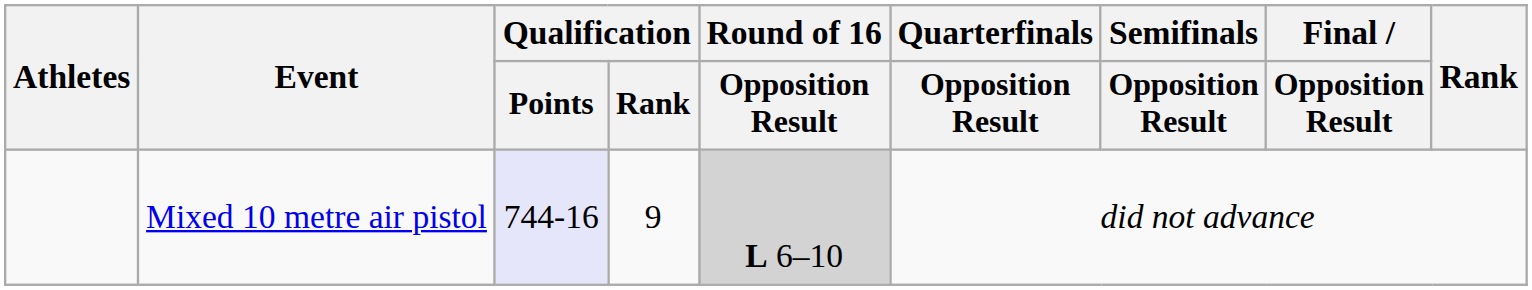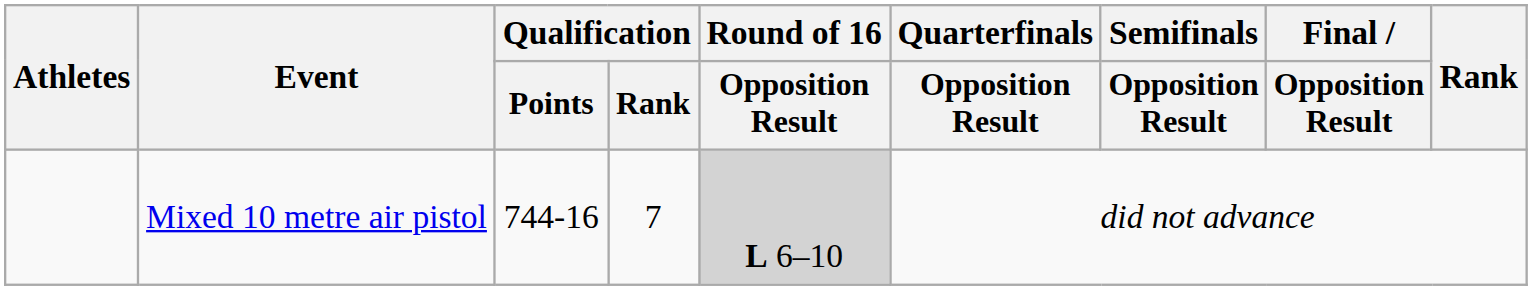(551, 217) lavender background -> (551, 217) no background
(653, 217) 9 -> (653, 217) 7
